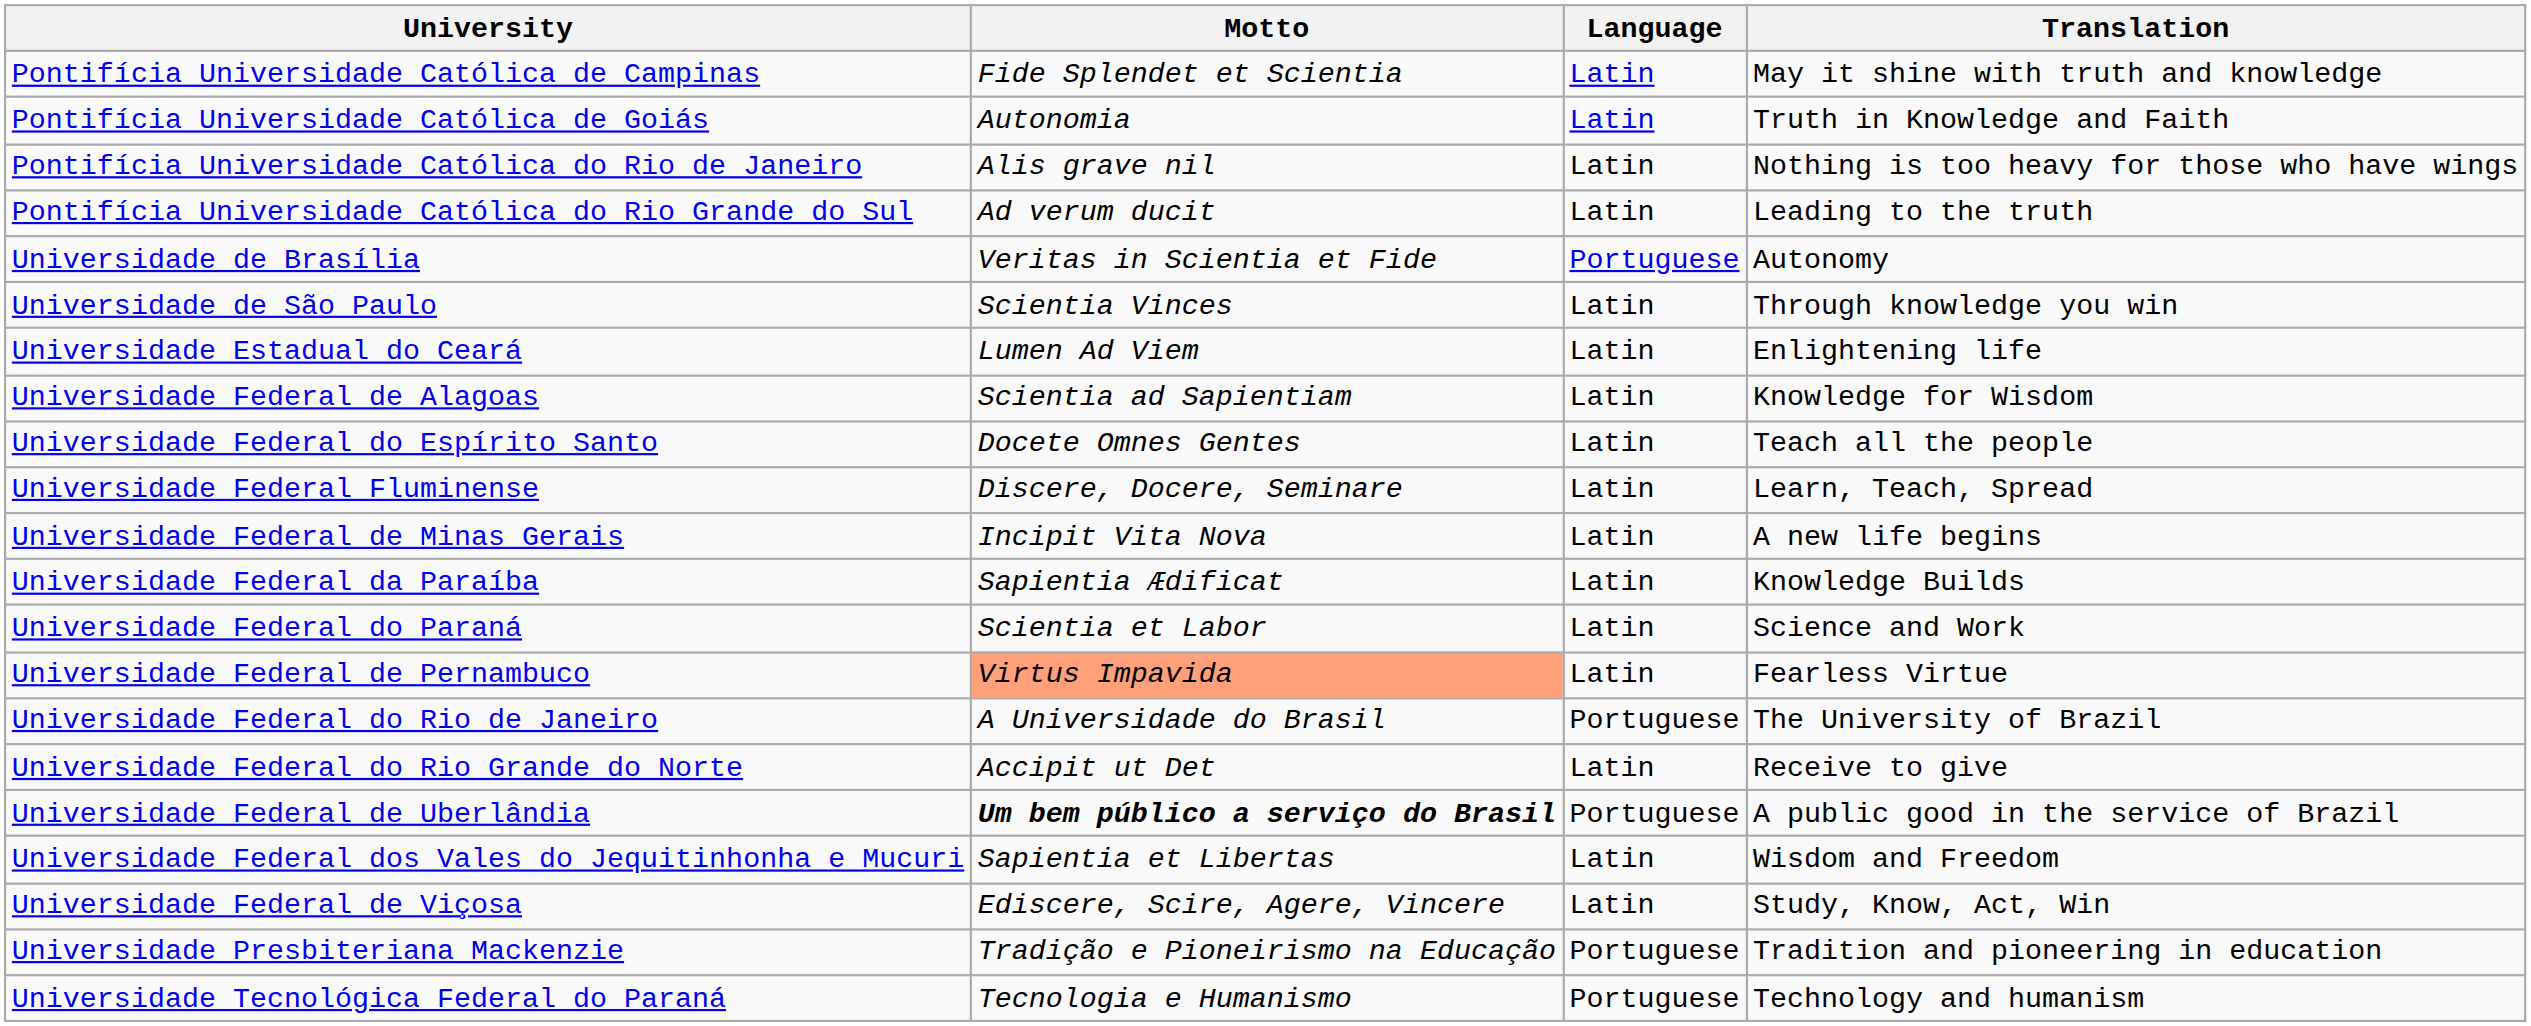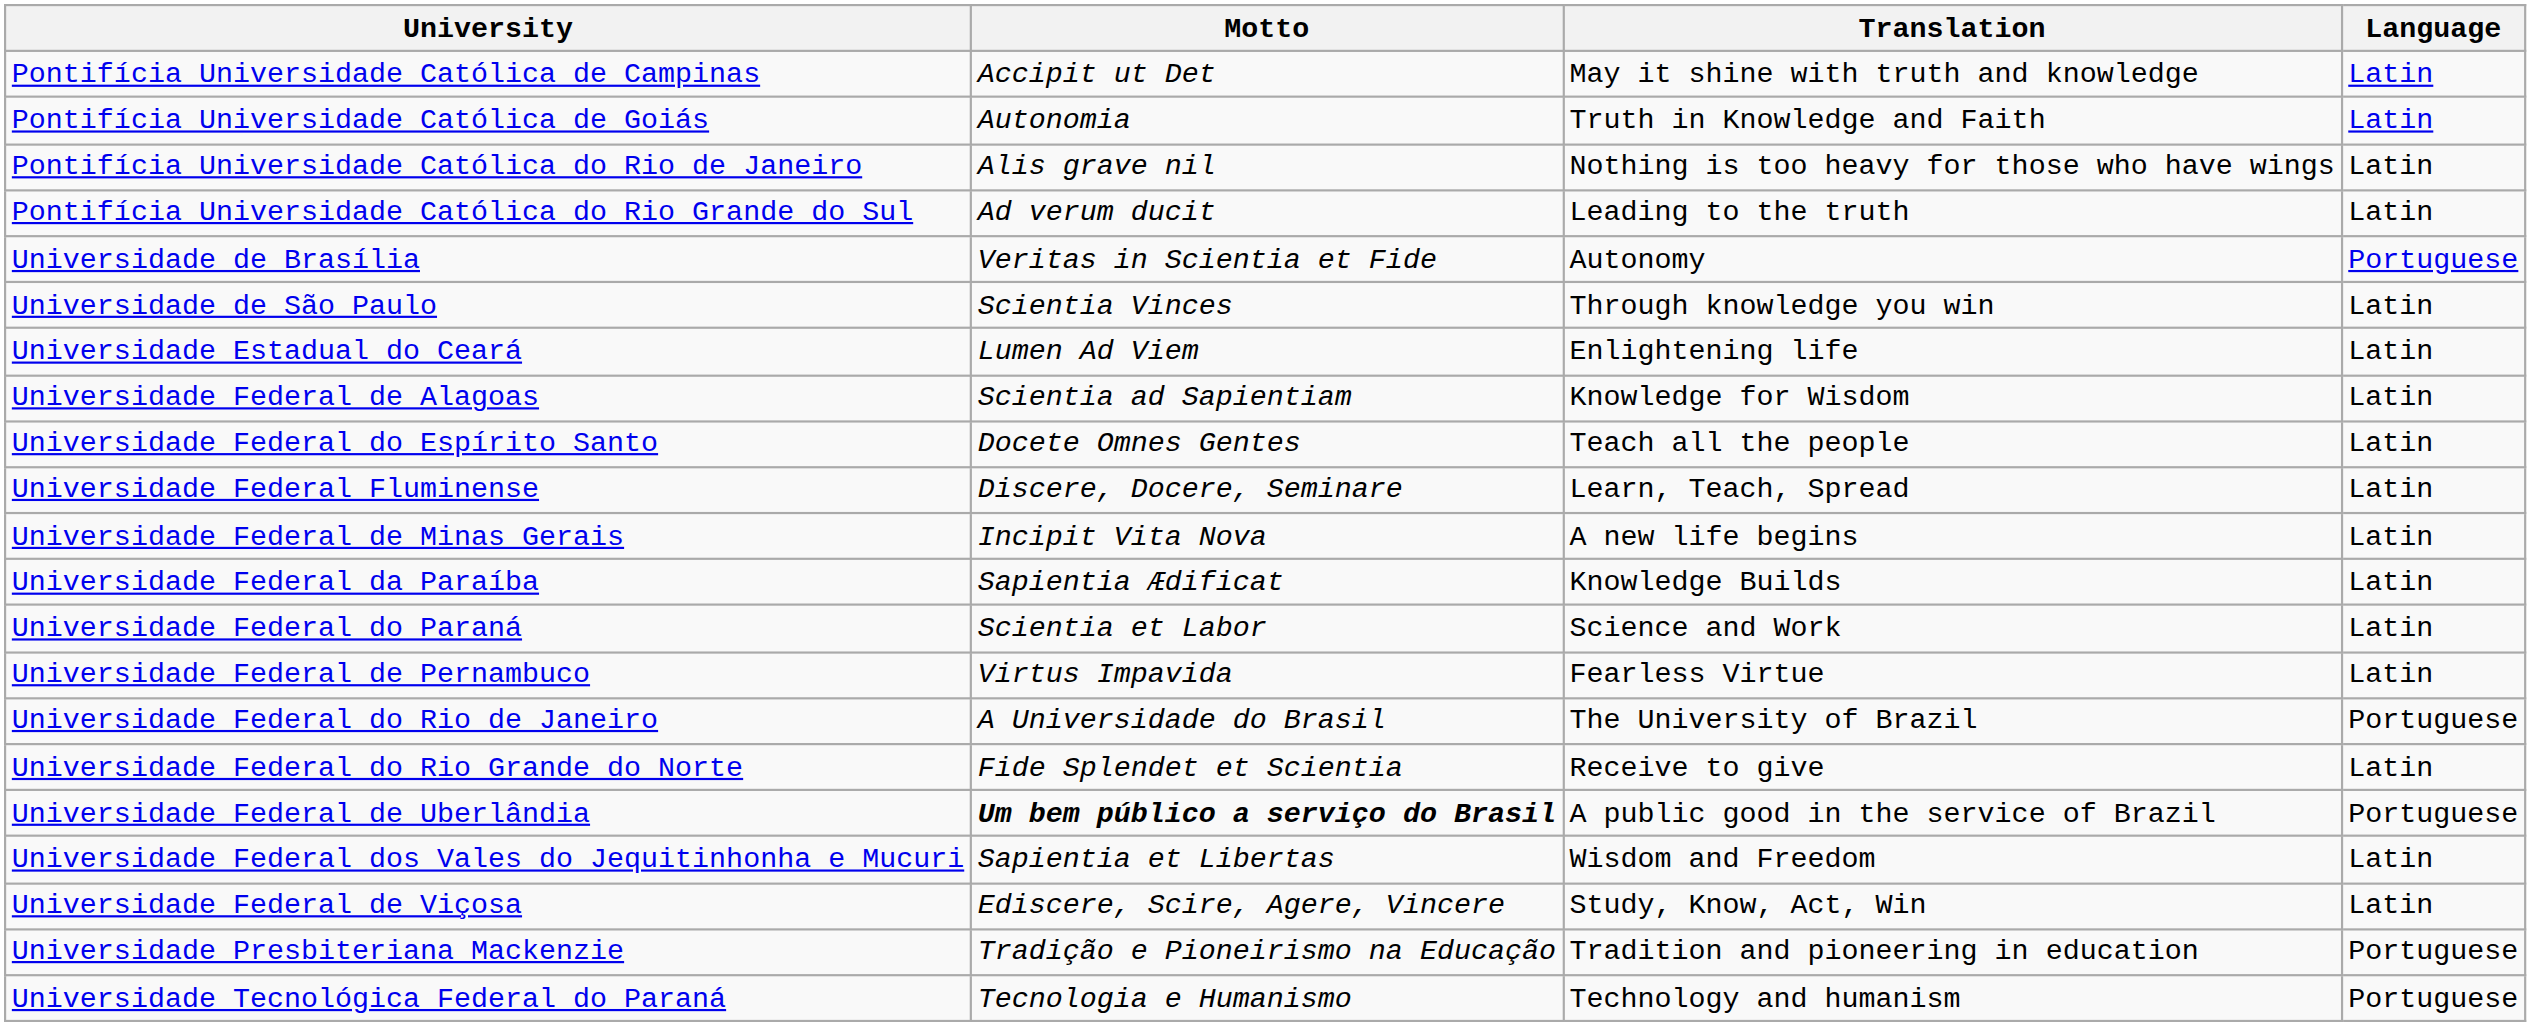columns swapped: (1654, 28) <-> (2136, 28)
(1190, 74) Fide Splendet et Scientia -> (1097, 74) Accipit ut Det
(1105, 675) lightsalmon background -> (1105, 675) no background
(1097, 767) Accipit ut Det -> (1190, 767) Fide Splendet et Scientia
